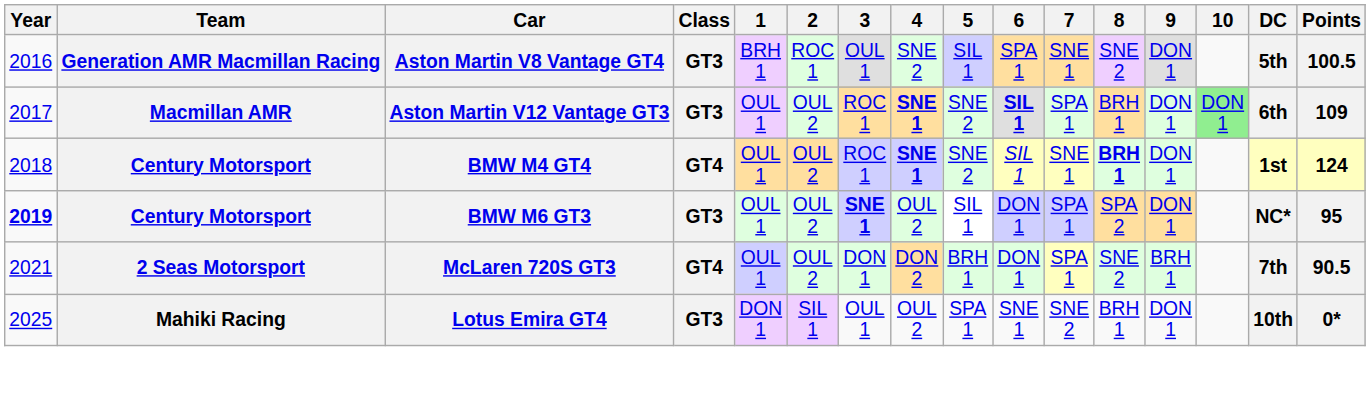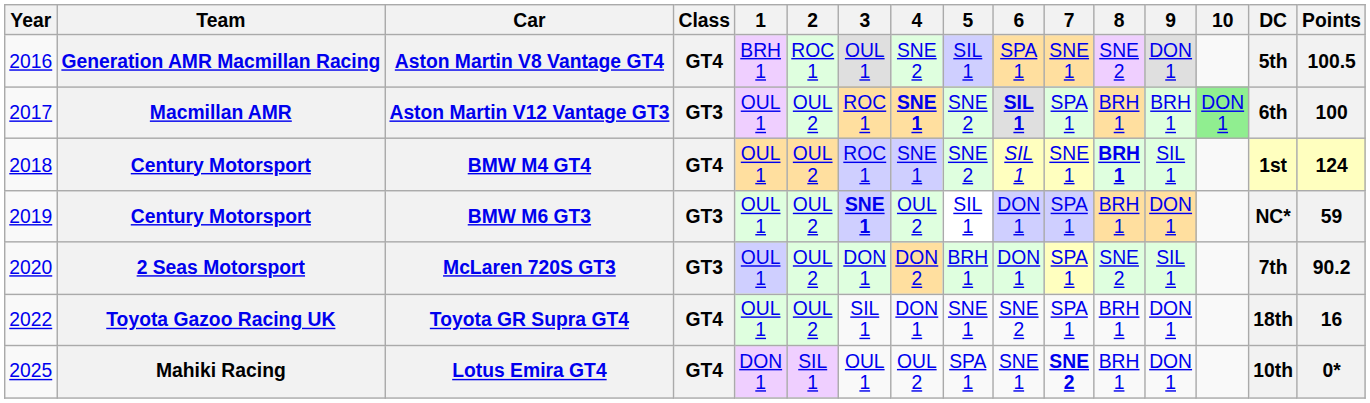(704, 61) GT3 -> (704, 61) GT4
(1171, 112) DON 1 -> (1171, 112) BRH 1
(1332, 112) 109 -> (1332, 112) 100
(917, 164) bold -> (917, 164) normal
(1171, 164) DON 1 -> (1171, 164) SIL 1
(31, 216) bold -> (31, 216) normal
(1119, 216) SPA 2 -> (1119, 216) BRH 1
(1332, 216) 95 -> (1332, 216) 59
(31, 268) 2021 -> (31, 268) 2020
(704, 268) GT4 -> (704, 268) GT3
(1171, 268) BRH 1 -> (1171, 268) SIL 1
(1332, 268) 90.5 -> (1332, 268) 90.2
+ row: (529, 319)
(704, 319) GT3 -> (704, 371) GT4
(1069, 319) normal -> (1069, 371) bold
